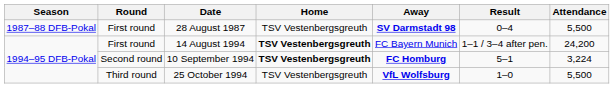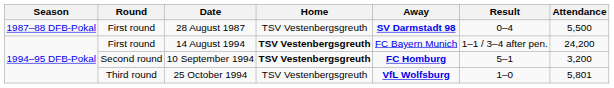(579, 59) 3,224 -> (579, 59) 3,200
(579, 75) 5,500 -> (579, 75) 5,801
